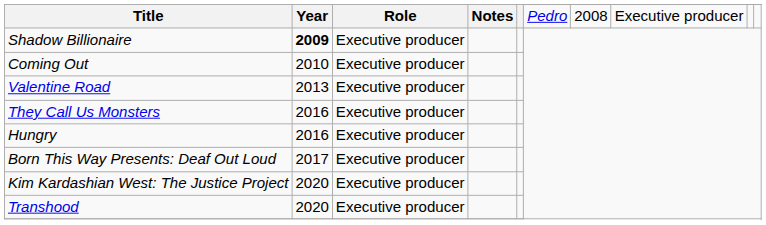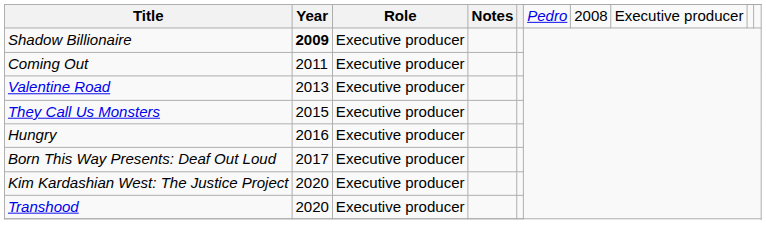(312, 64) 2010 -> (312, 64) 2011
(312, 111) 2016 -> (312, 111) 2015
